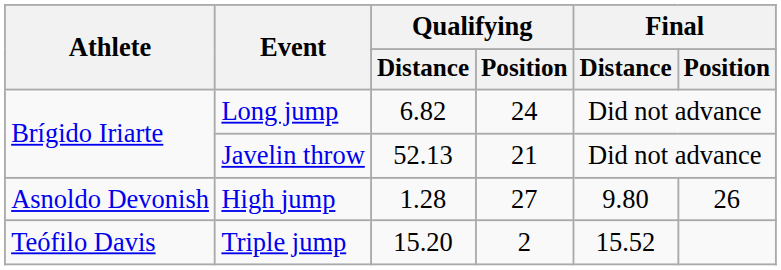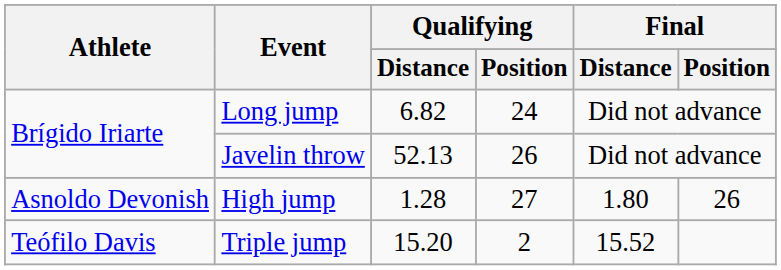(524, 155) 21 -> (524, 155) 26
(626, 199) 9.80 -> (626, 199) 1.80
